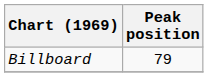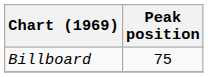(163, 60) 79 -> (163, 60) 75
